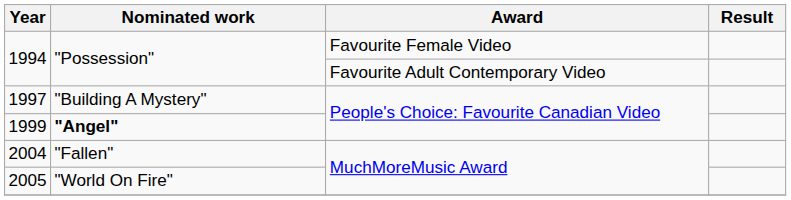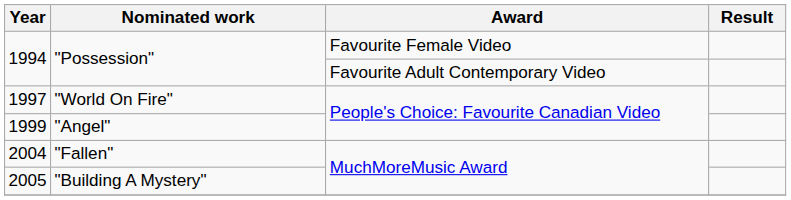(130, 99) "Building A Mystery" -> (114, 99) "World On Fire"
(86, 126) bold -> (82, 126) normal
(114, 180) "World On Fire" -> (130, 180) "Building A Mystery"
